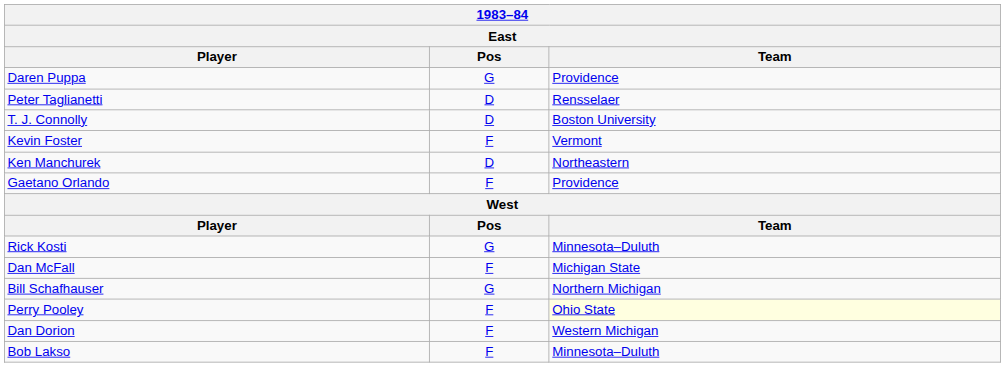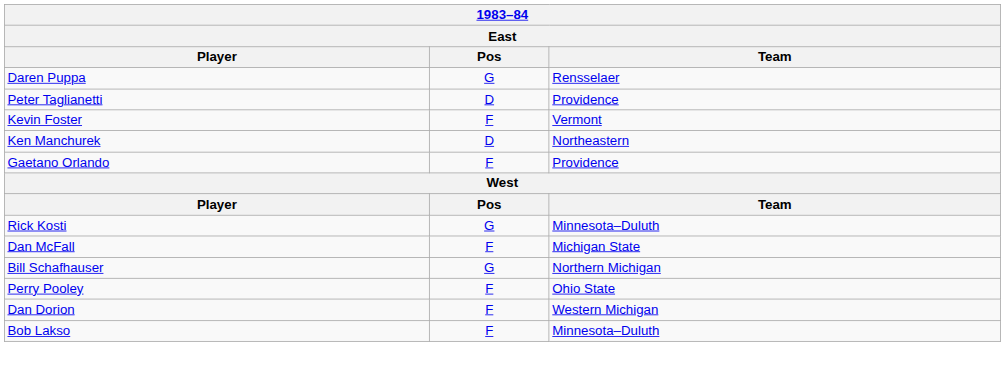(586, 78) Providence -> (586, 78) Rensselaer
(586, 99) Rensselaer -> (586, 99) Providence
- row: (47, 120)
(584, 309) lightyellow background -> (584, 288) no background
